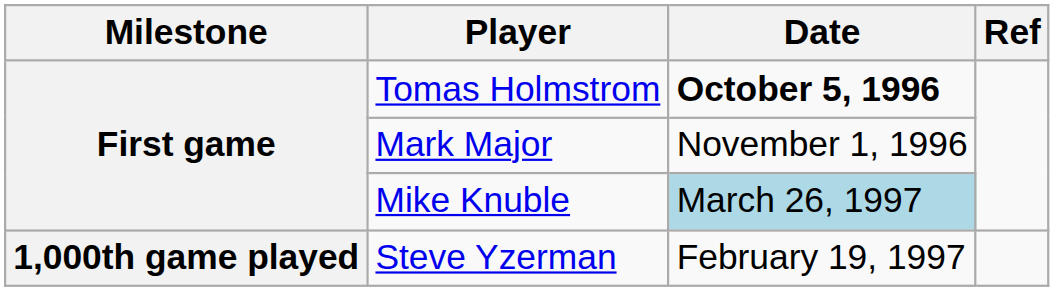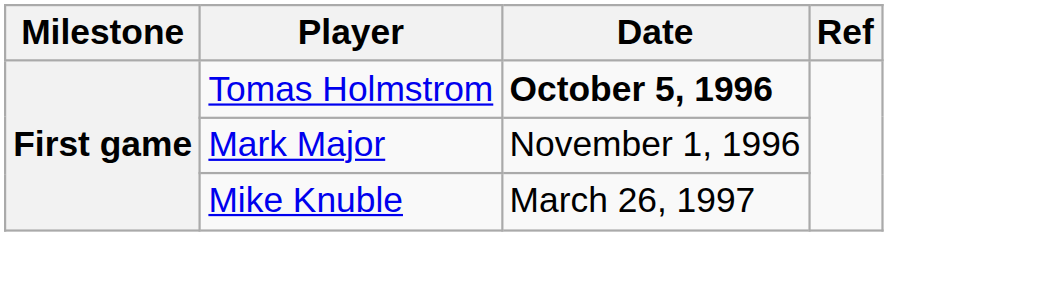(799, 200) lightblue background -> (632, 200) no background
- row: (496, 256)
